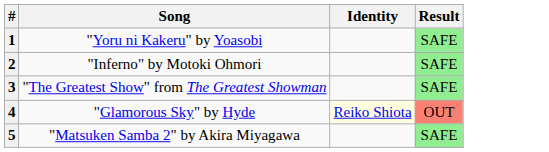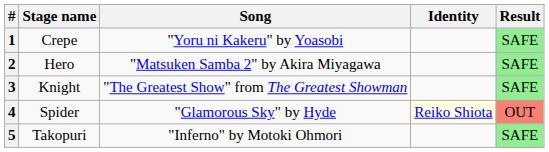+ column: (59, 16)
(174, 64) "Inferno" by Motoki Ohmori -> (255, 64) "Matsuken Samba 2" by Akira Miyagawa
(174, 135) "Matsuken Samba 2" by Akira Miyagawa -> (255, 135) "Inferno" by Motoki Ohmori
